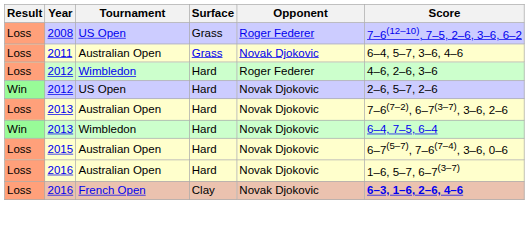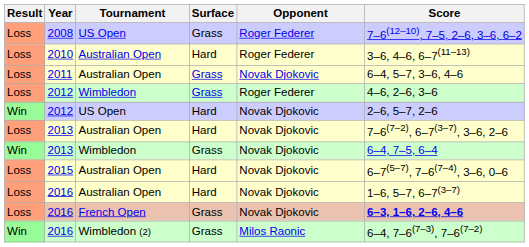+ row: (60, 54)
(204, 71) Hard -> (207, 92) Grass
(204, 129) Hard -> (207, 150) Grass
(203, 190) Clay -> (207, 211) Grass
+ row: (60, 231)
